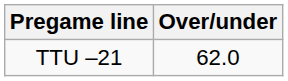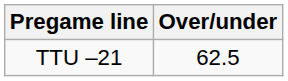(218, 57) 62.0 -> (218, 57) 62.5
